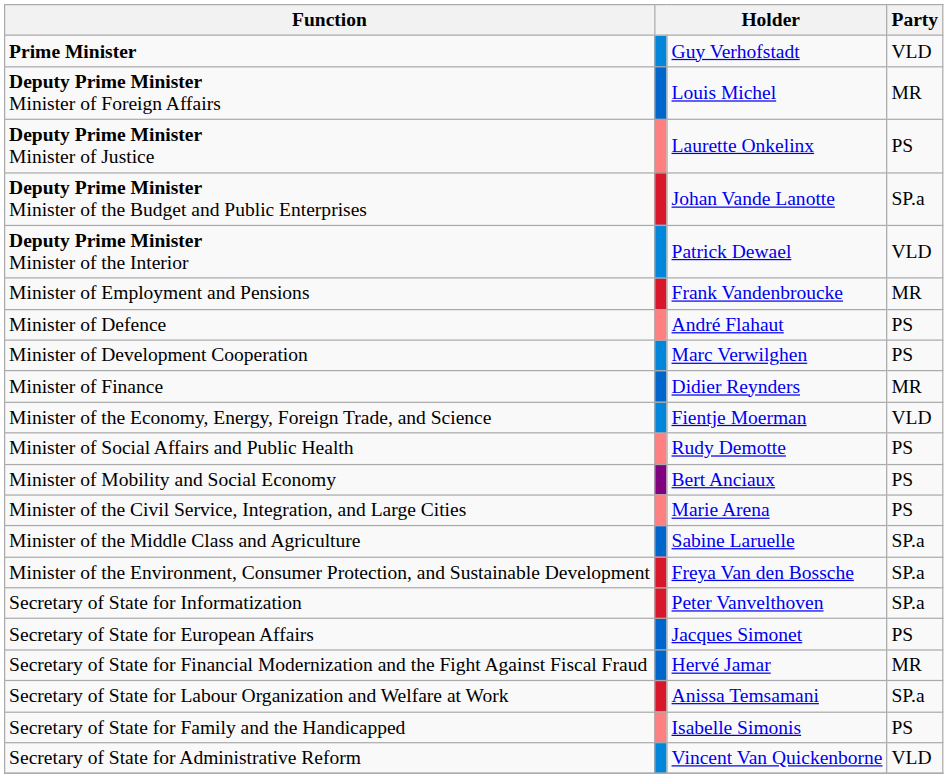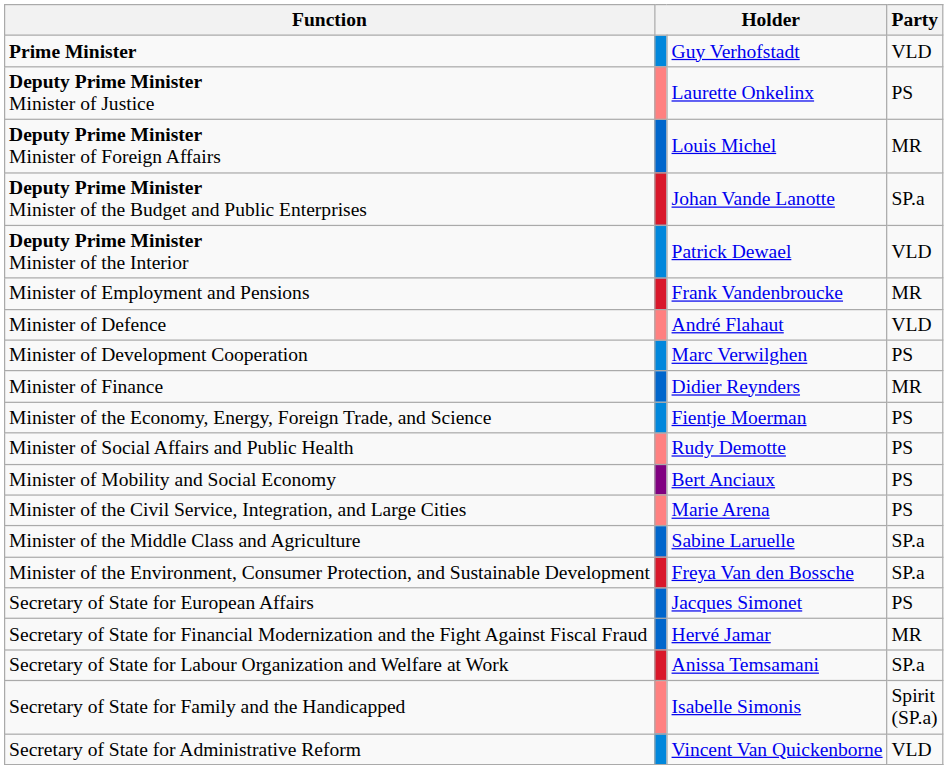rows swapped: (106, 145) <-> (115, 92)
(902, 324) PS -> (912, 324) VLD
(912, 417) VLD -> (902, 417) PS
- row: (155, 603)
(902, 726) PS -> (915, 706) Spirit (SP.a)
